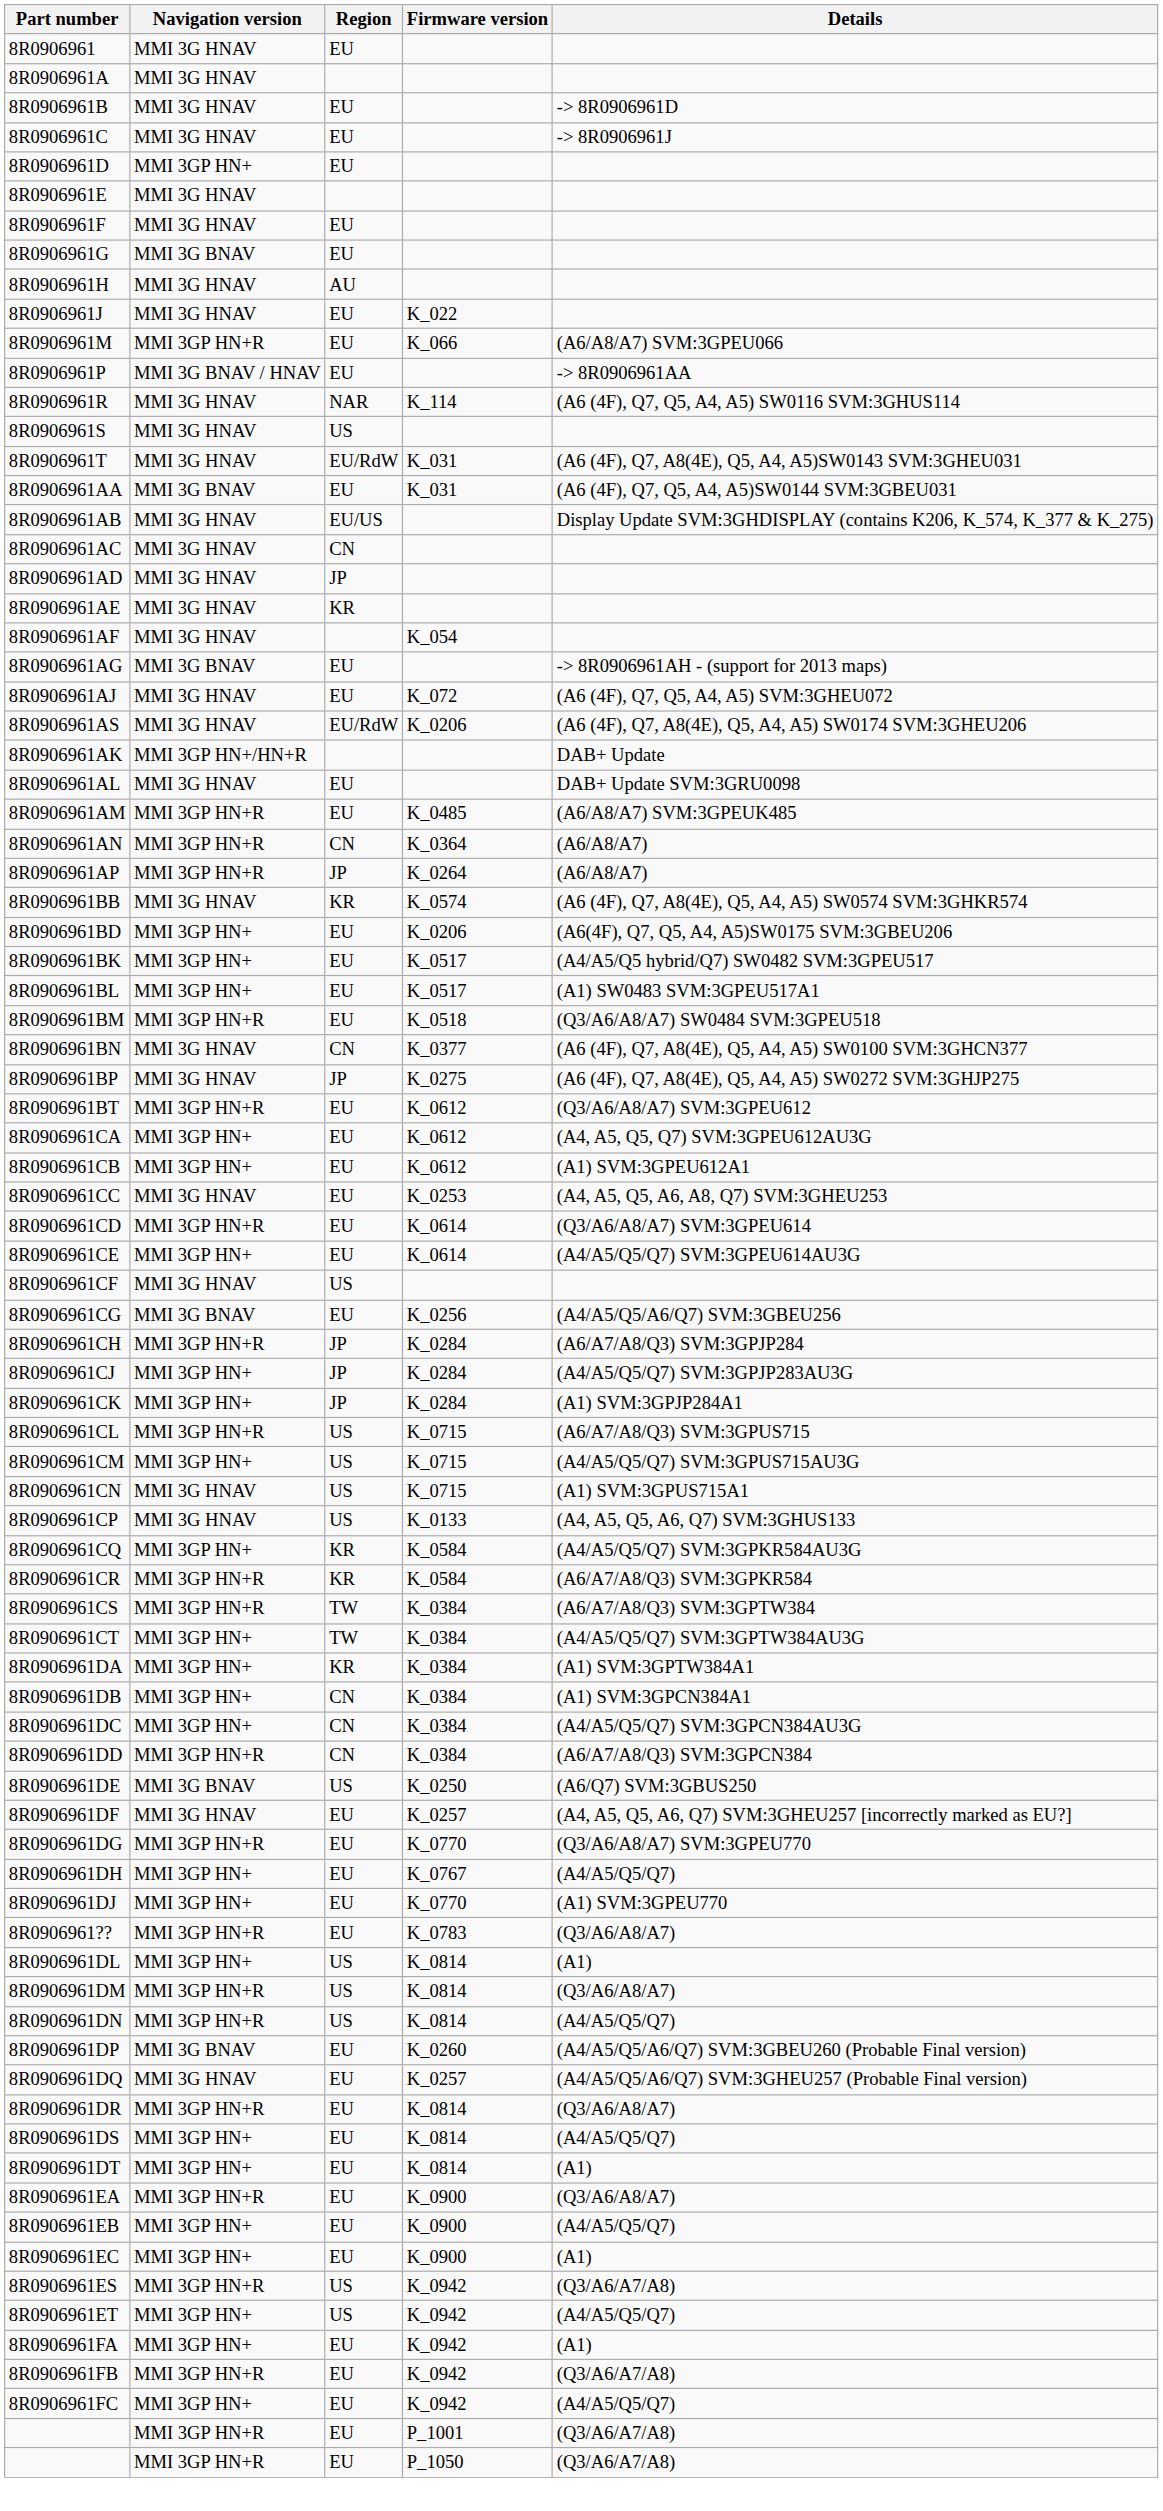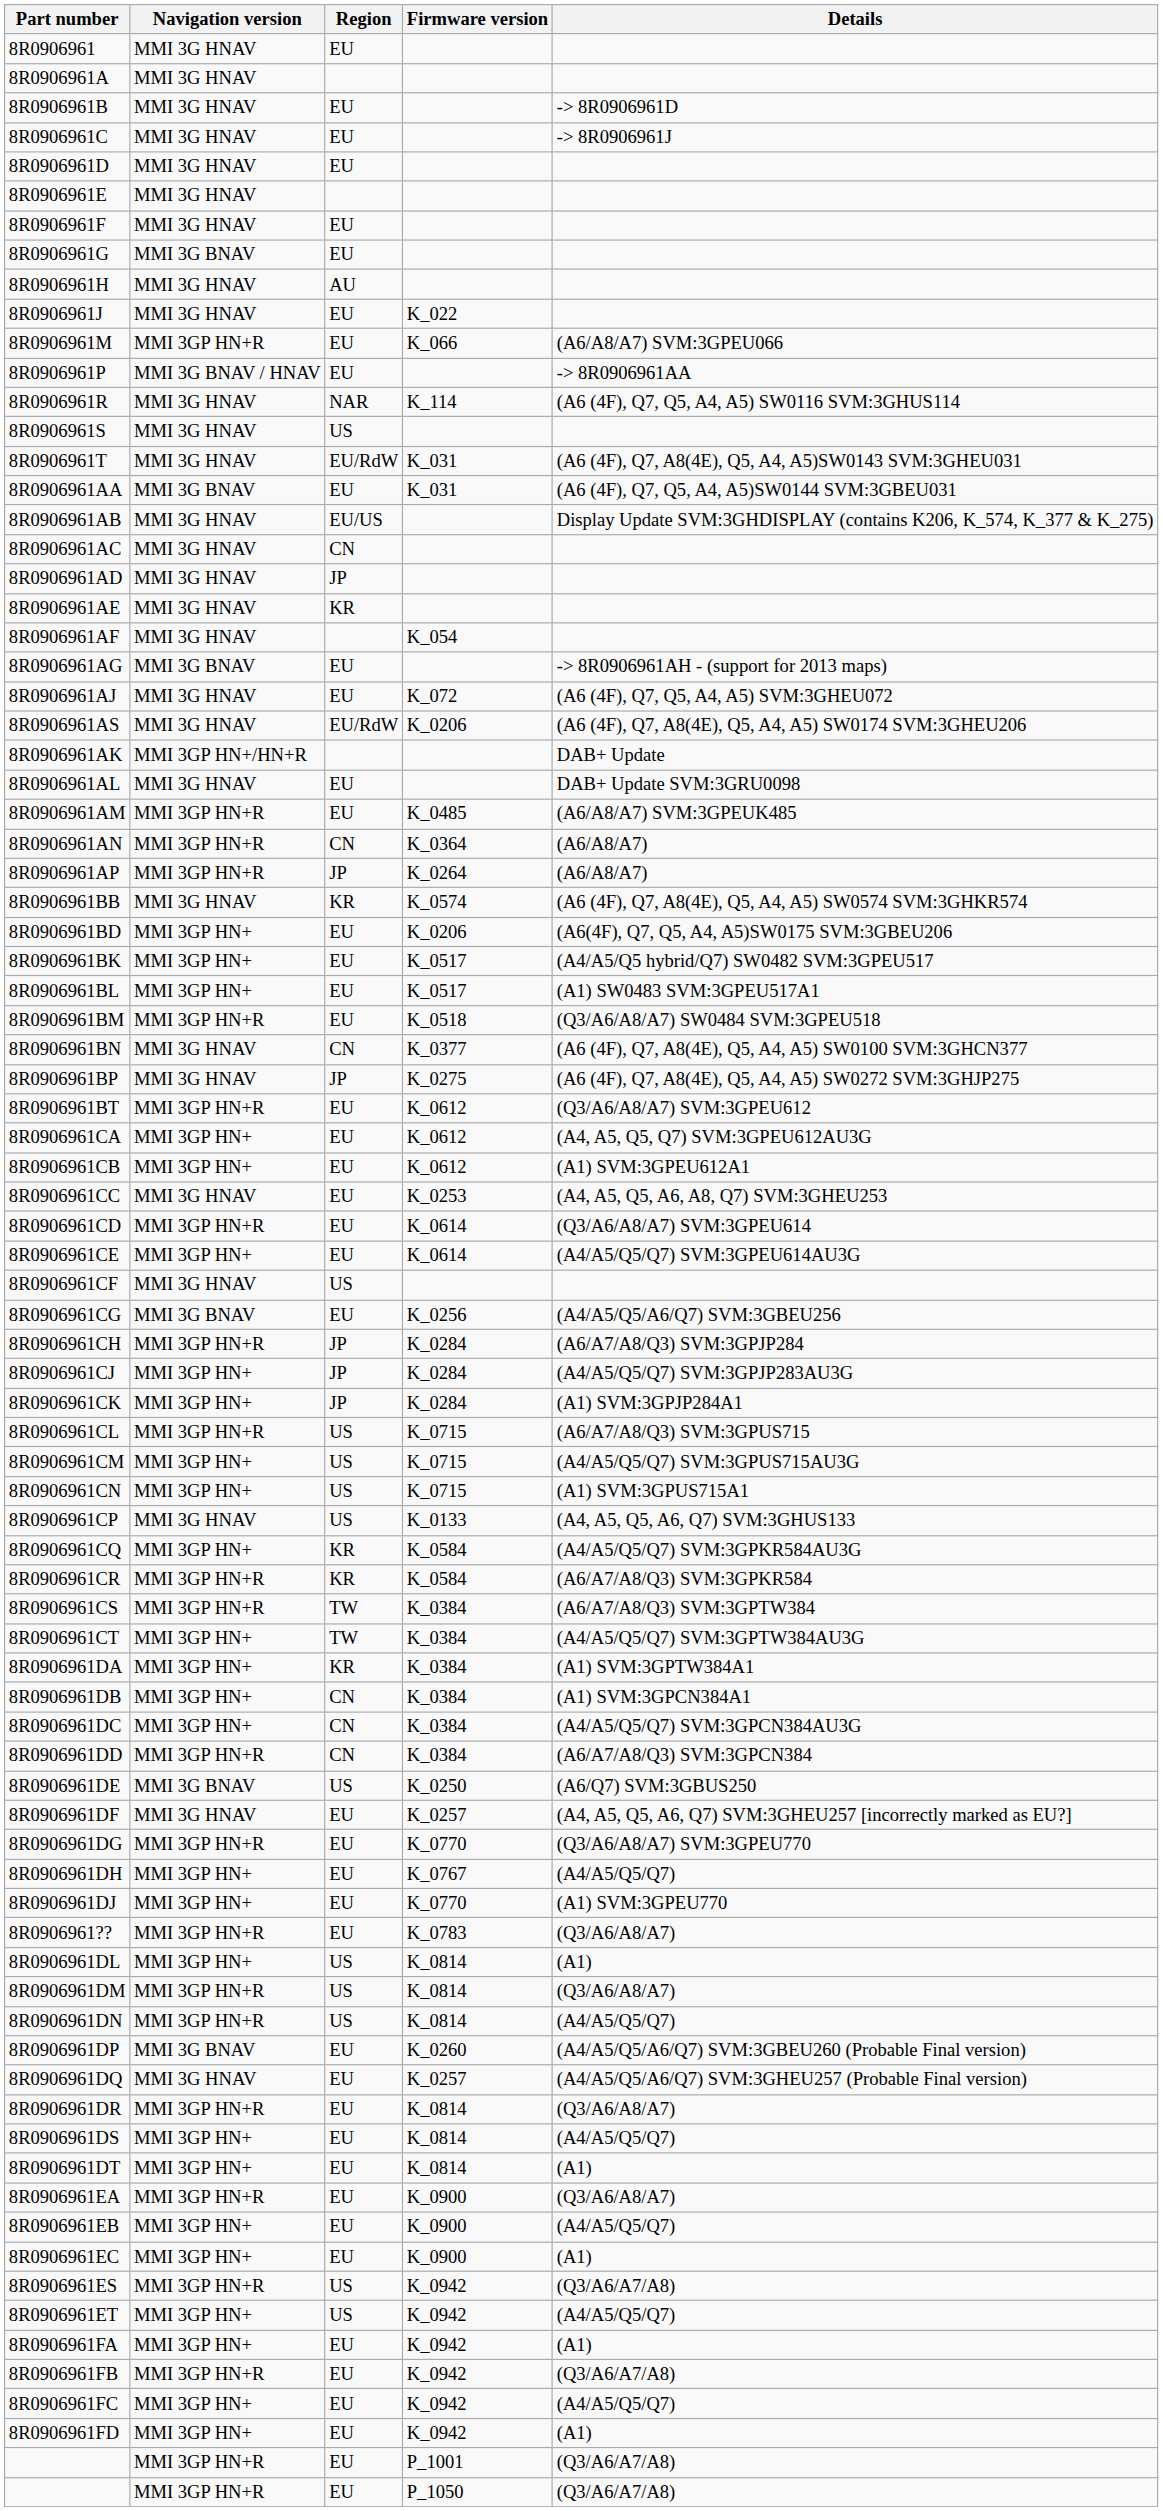(193, 166) MMI 3GP HN+ -> (195, 166) MMI 3G HNAV
(195, 1490) MMI 3G HNAV -> (193, 1490) MMI 3GP HN+
+ row: (64, 2432)
